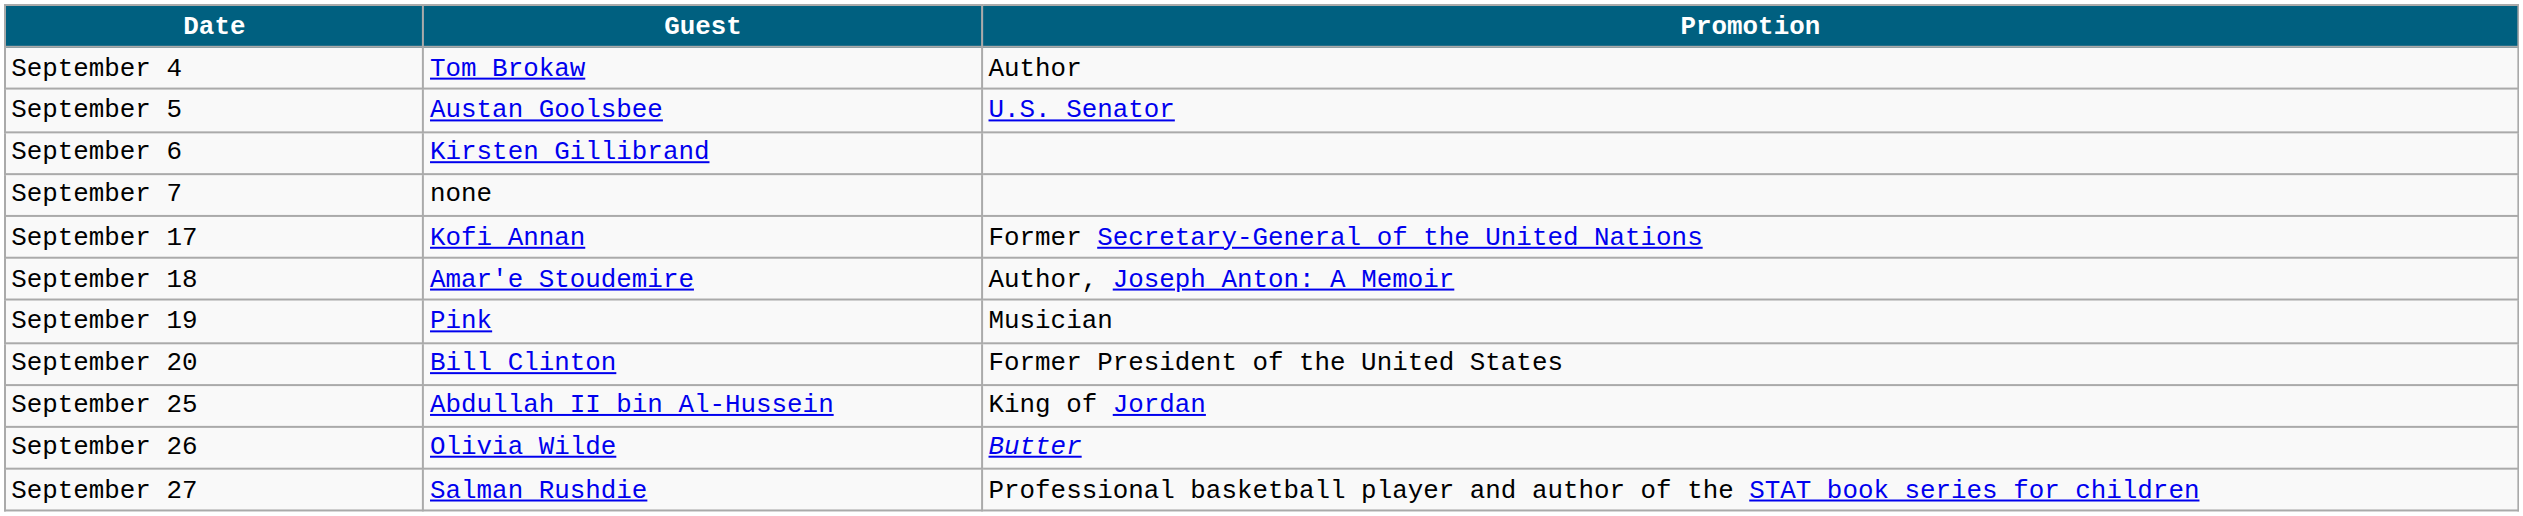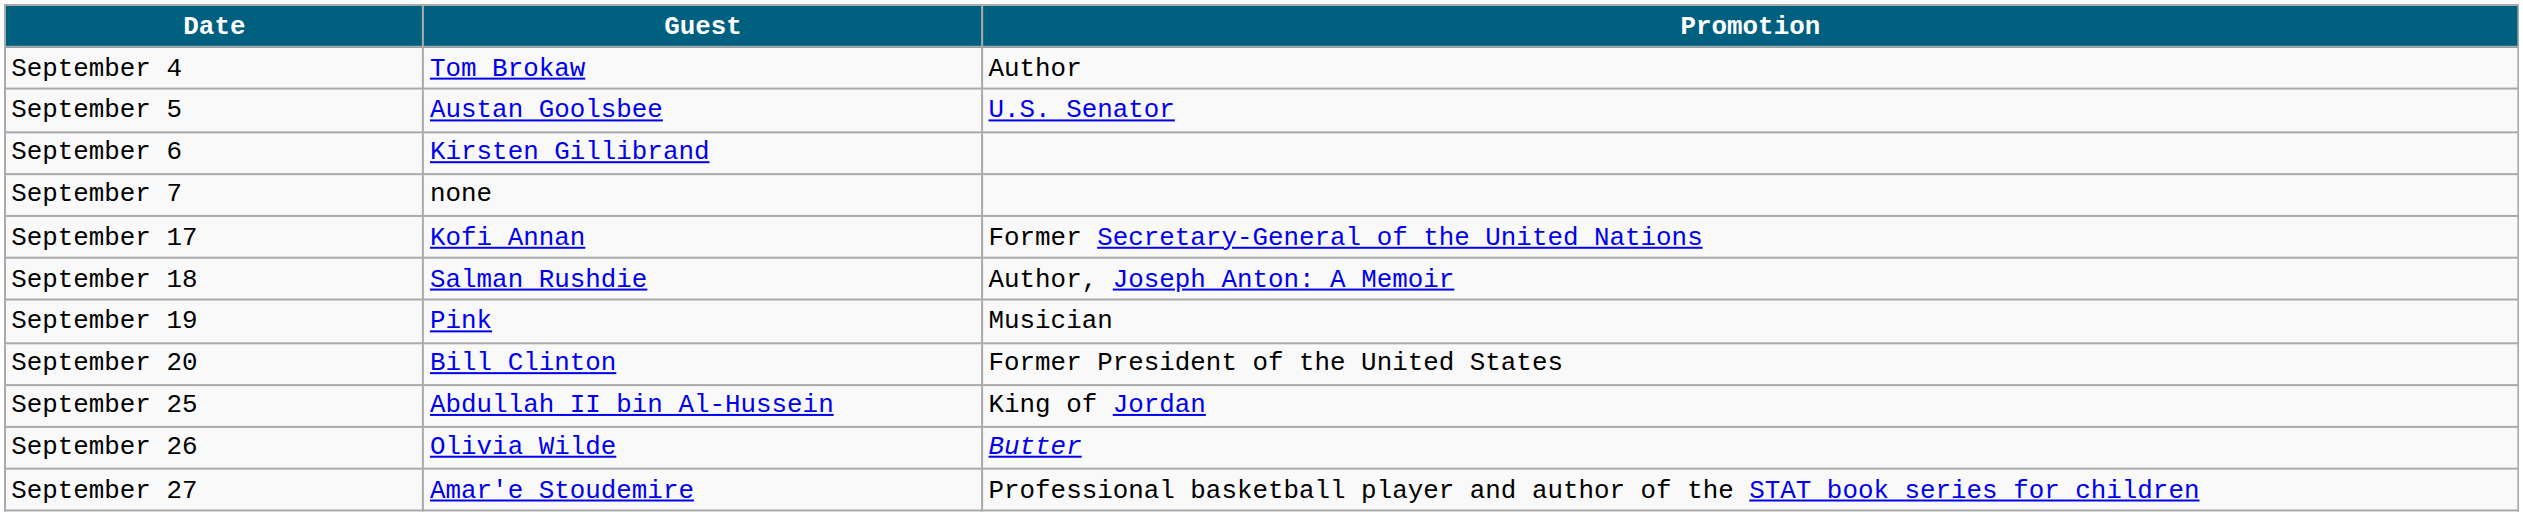(562, 279) Amar'e Stoudemire -> (539, 279) Salman Rushdie
(539, 490) Salman Rushdie -> (562, 490) Amar'e Stoudemire
